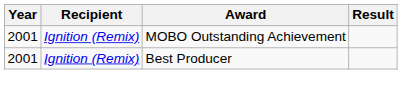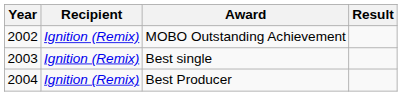(23, 36) 2001 -> (23, 36) 2002
+ row: (179, 58)
(23, 58) 2001 -> (23, 79) 2004
